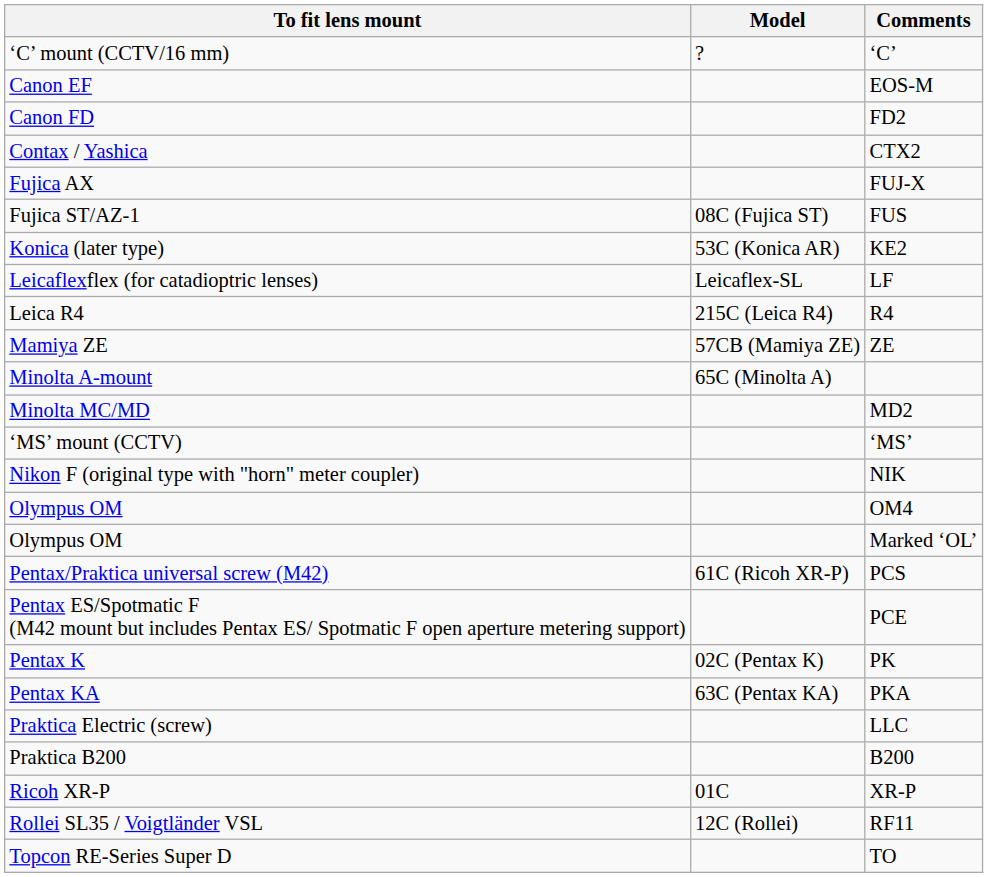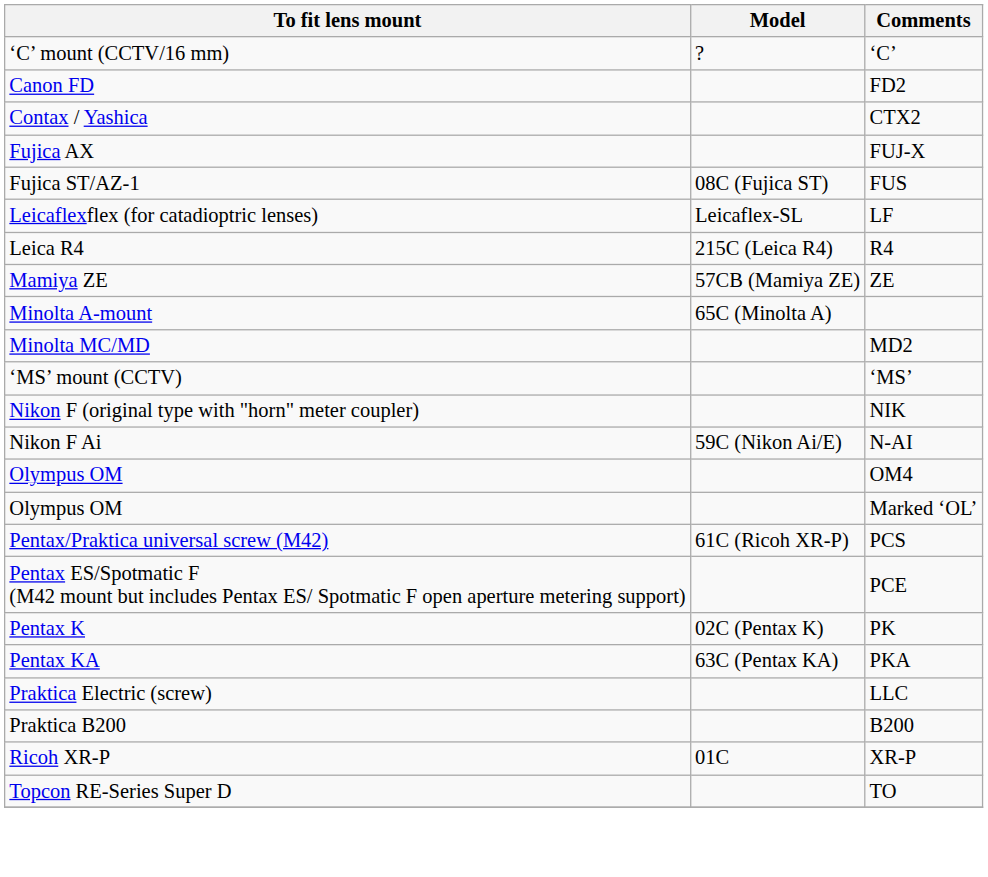- row: (51, 85)
- row: (87, 248)
+ row: (55, 442)
- row: (136, 823)
